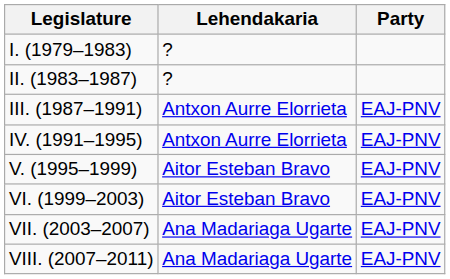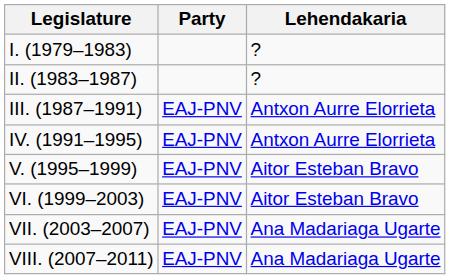columns swapped: (257, 19) <-> (401, 19)
